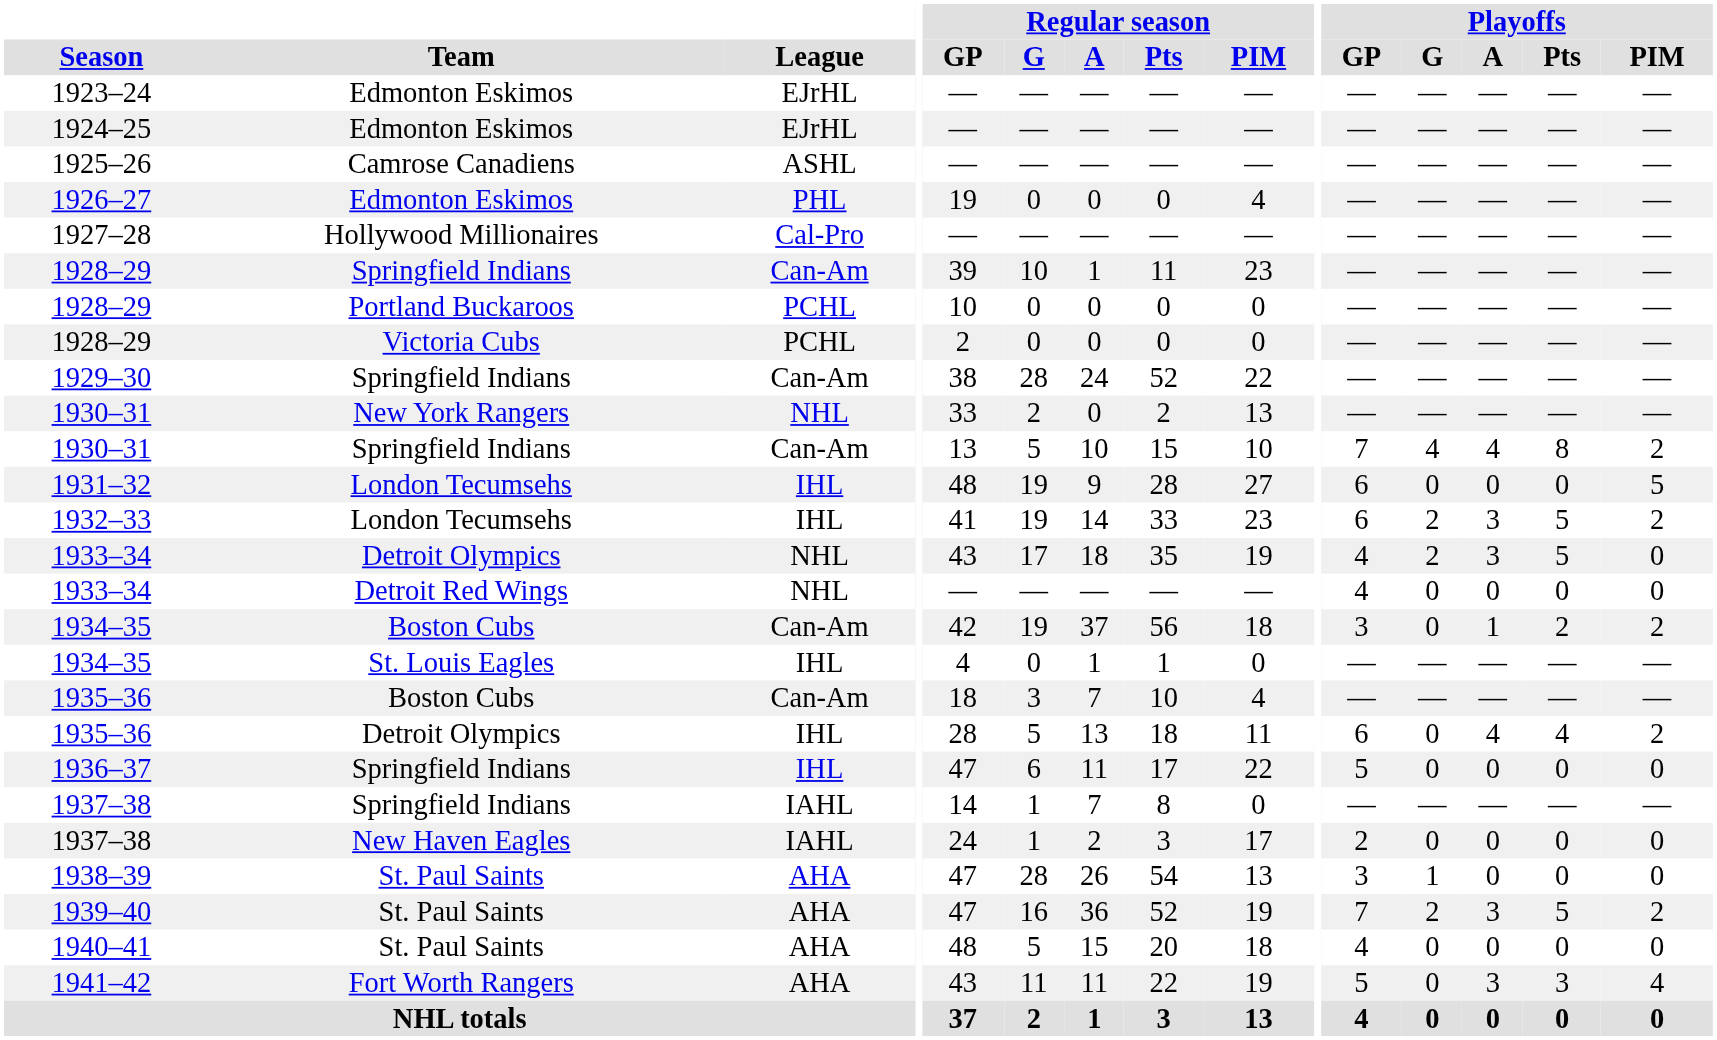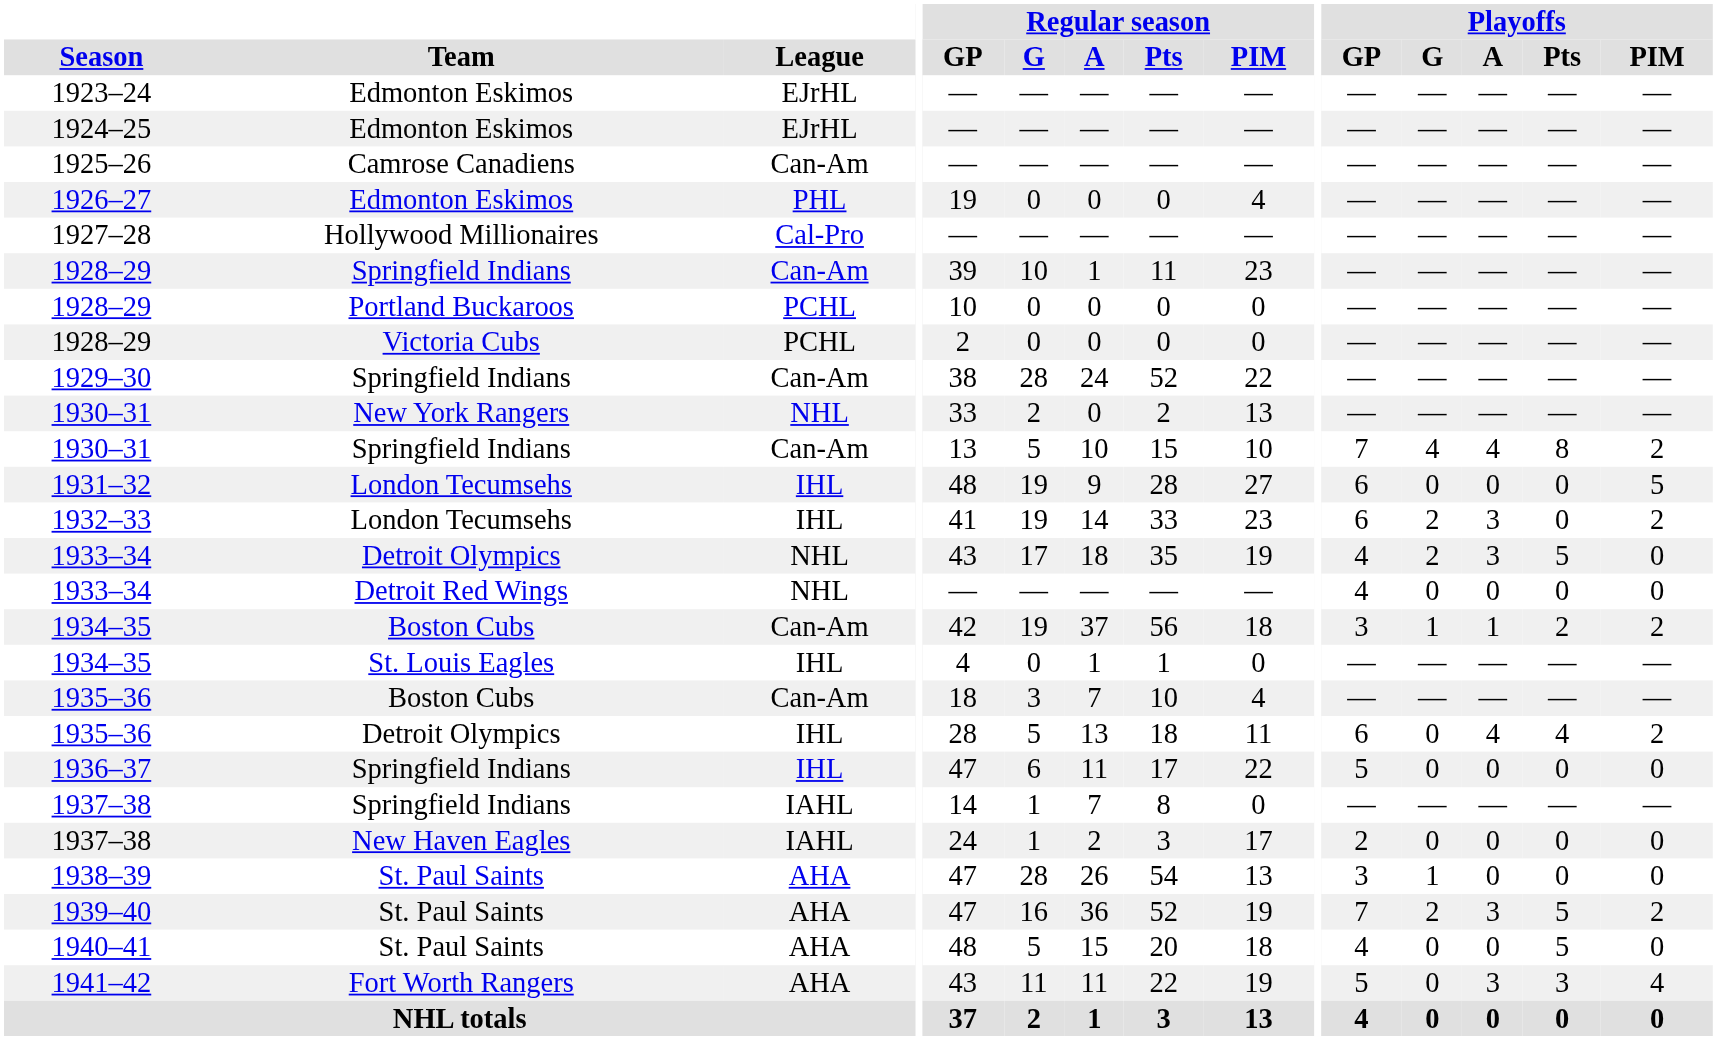(820, 163) ASHL -> (820, 163) Can-Am
(1562, 519) 5 -> (1562, 519) 0
(1432, 626) 0 -> (1432, 626) 1
(1562, 947) 0 -> (1562, 947) 5
